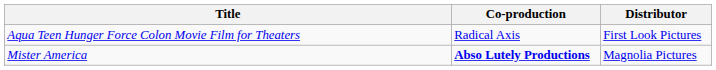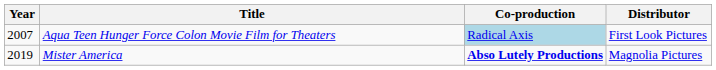+ column: (22, 14)
(487, 34) no background -> (500, 34) lightblue background
